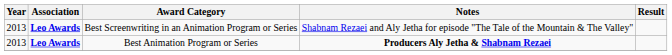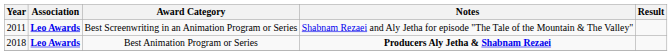(16, 27) 2013 -> (16, 27) 2011
(16, 43) 2013 -> (16, 43) 2018
